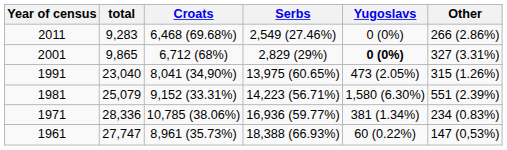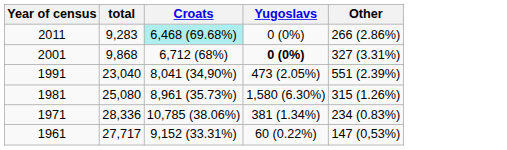- column: (293, 14)
(194, 34) no background -> (194, 34) paleturquoise background
(122, 54) 9,865 -> (122, 54) 9,868
(465, 74) 315 (1.26%) -> (366, 74) 551 (2.39%)
(122, 94) 25,079 -> (122, 94) 25,080
(194, 94) 9,152 (33.31%) -> (194, 94) 8,961 (35.73%)
(465, 94) 551 (2.39%) -> (366, 94) 315 (1.26%)
(122, 134) 27,747 -> (122, 134) 27,717
(194, 134) 8,961 (35.73%) -> (194, 134) 9,152 (33.31%)
